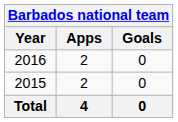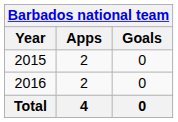rows swapped: (30, 83) <-> (30, 60)
